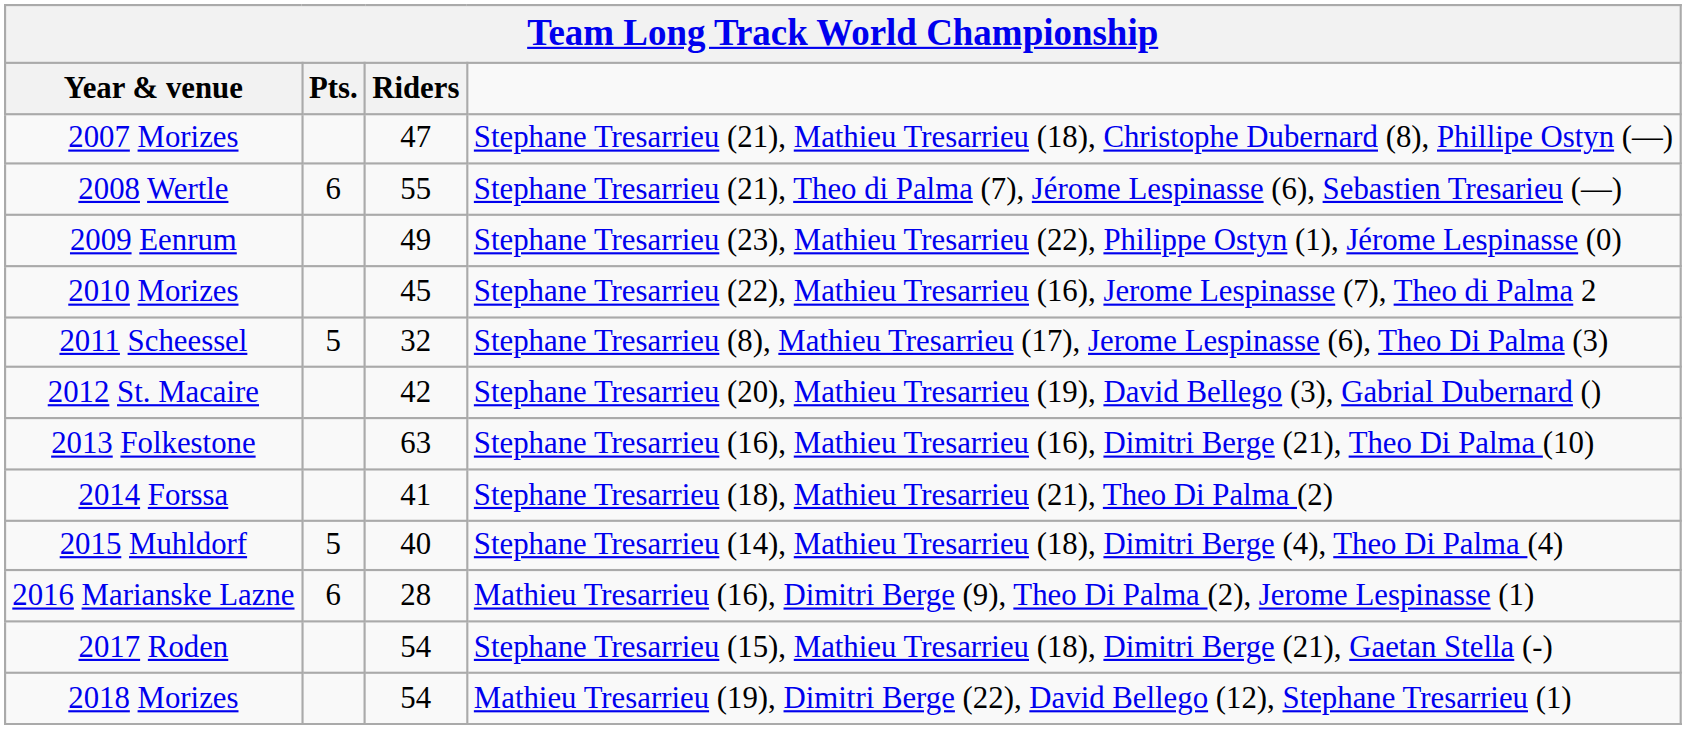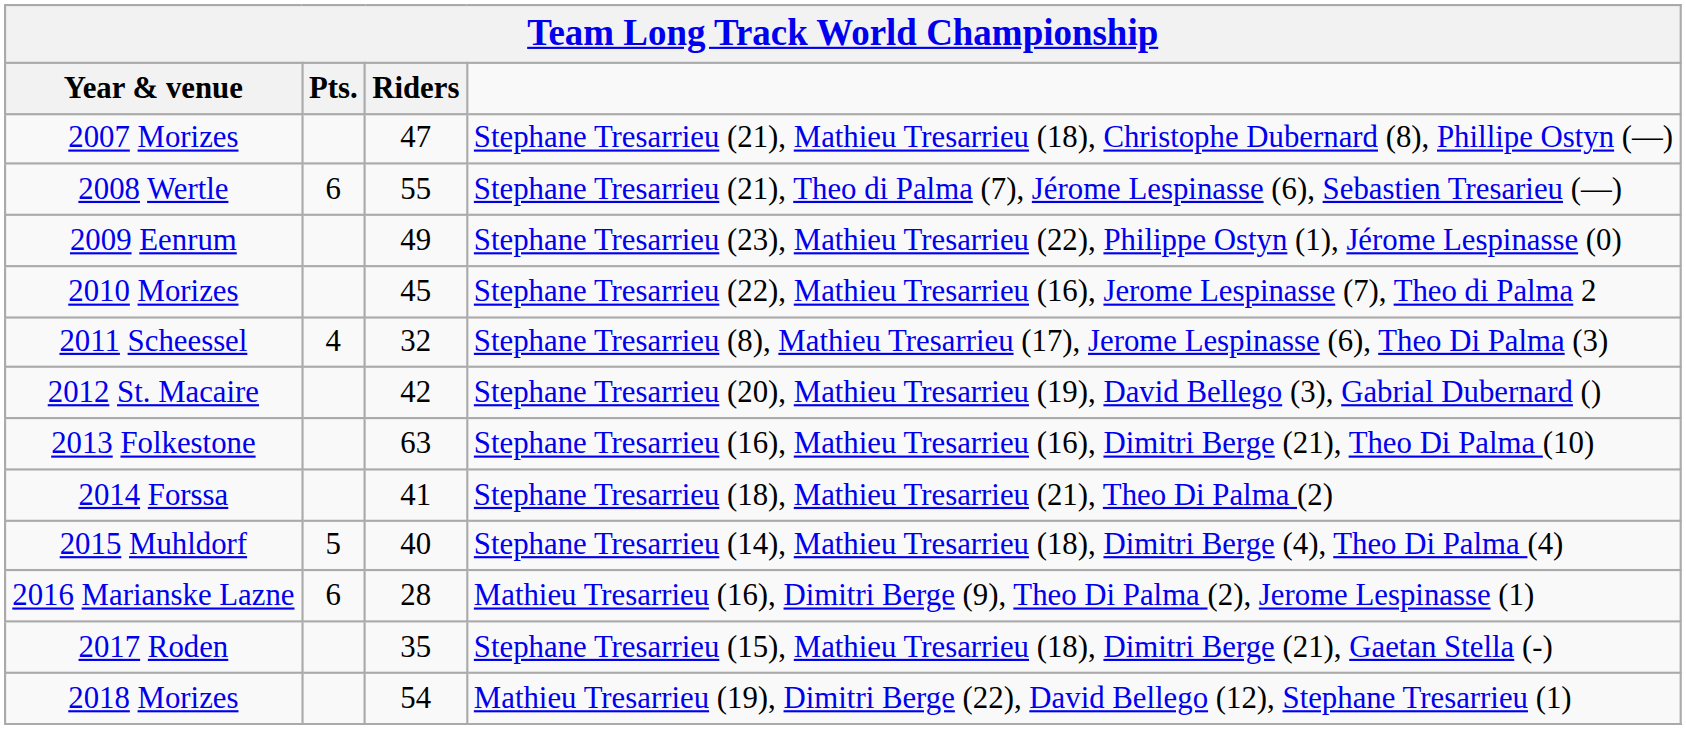(333, 341) 5 -> (333, 341) 4
(416, 646) 54 -> (416, 646) 35
